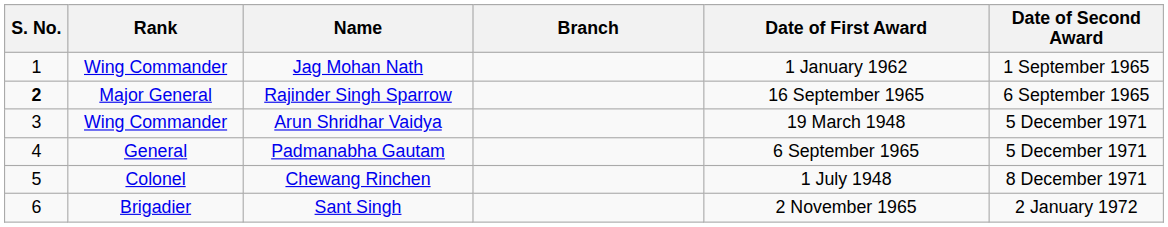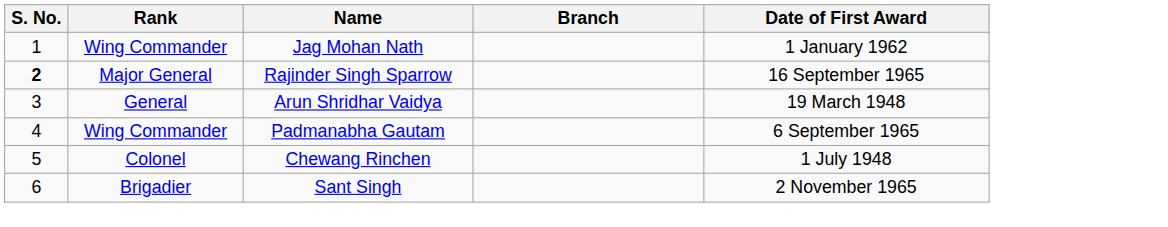- column: (1076, 28)
(156, 123) Wing Commander -> (156, 103) General
(156, 151) General -> (156, 131) Wing Commander
